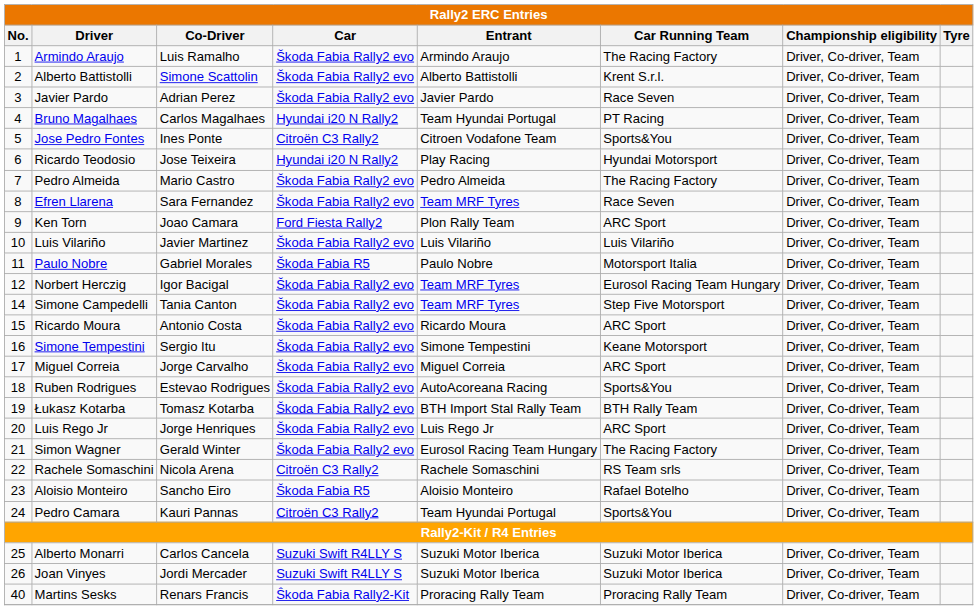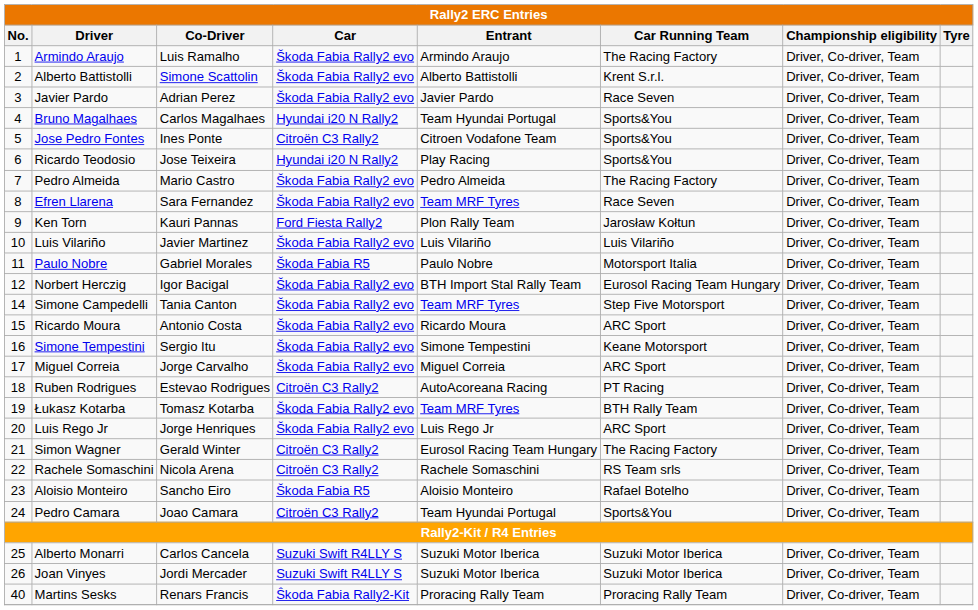(634, 118) PT Racing -> (637, 118) Sports&You
(660, 160) Hyundai Motorsport -> (637, 160) Sports&You
(199, 222) Joao Camara -> (199, 222) Kauri Pannas
(634, 222) ARC Sport -> (649, 222) Jarosław Kołtun
(470, 284) Team MRF Tyres -> (501, 284) BTH Import Stal Rally Team
(345, 387) Škoda Fabia Rally2 evo -> (327, 387) Citroën C3 Rally2
(637, 387) Sports&You -> (634, 387) PT Racing
(501, 408) BTH Import Stal Rally Team -> (470, 408) Team MRF Tyres
(345, 450) Škoda Fabia Rally2 evo -> (327, 450) Citroën C3 Rally2
(199, 512) Kauri Pannas -> (199, 512) Joao Camara
